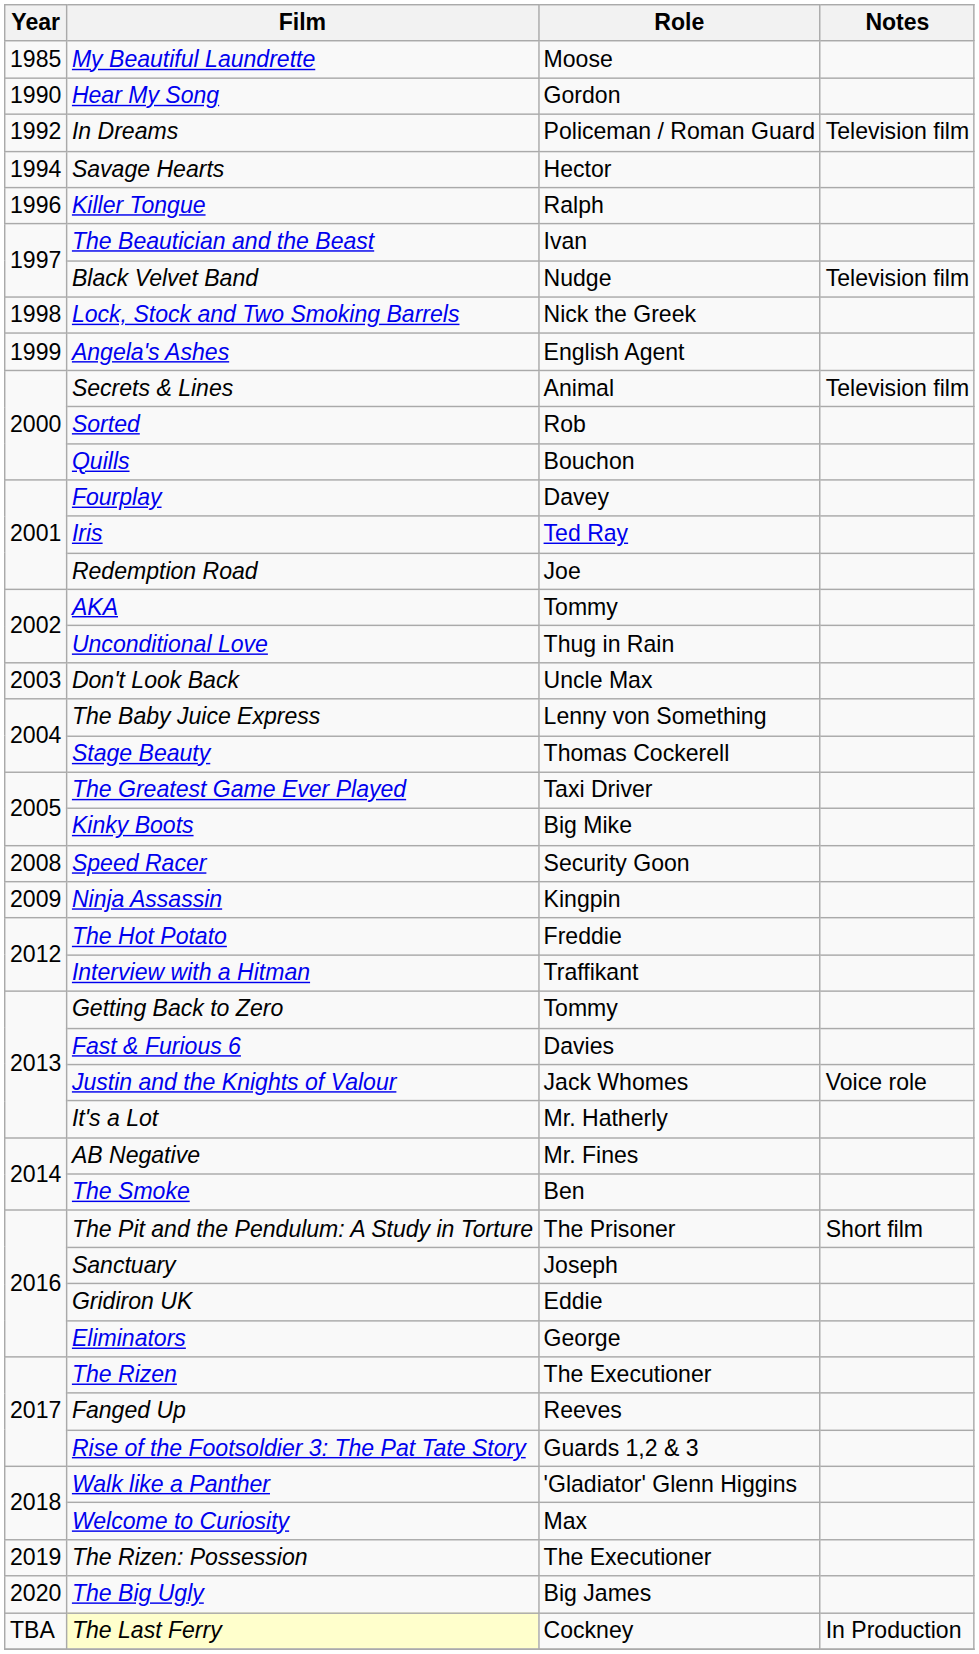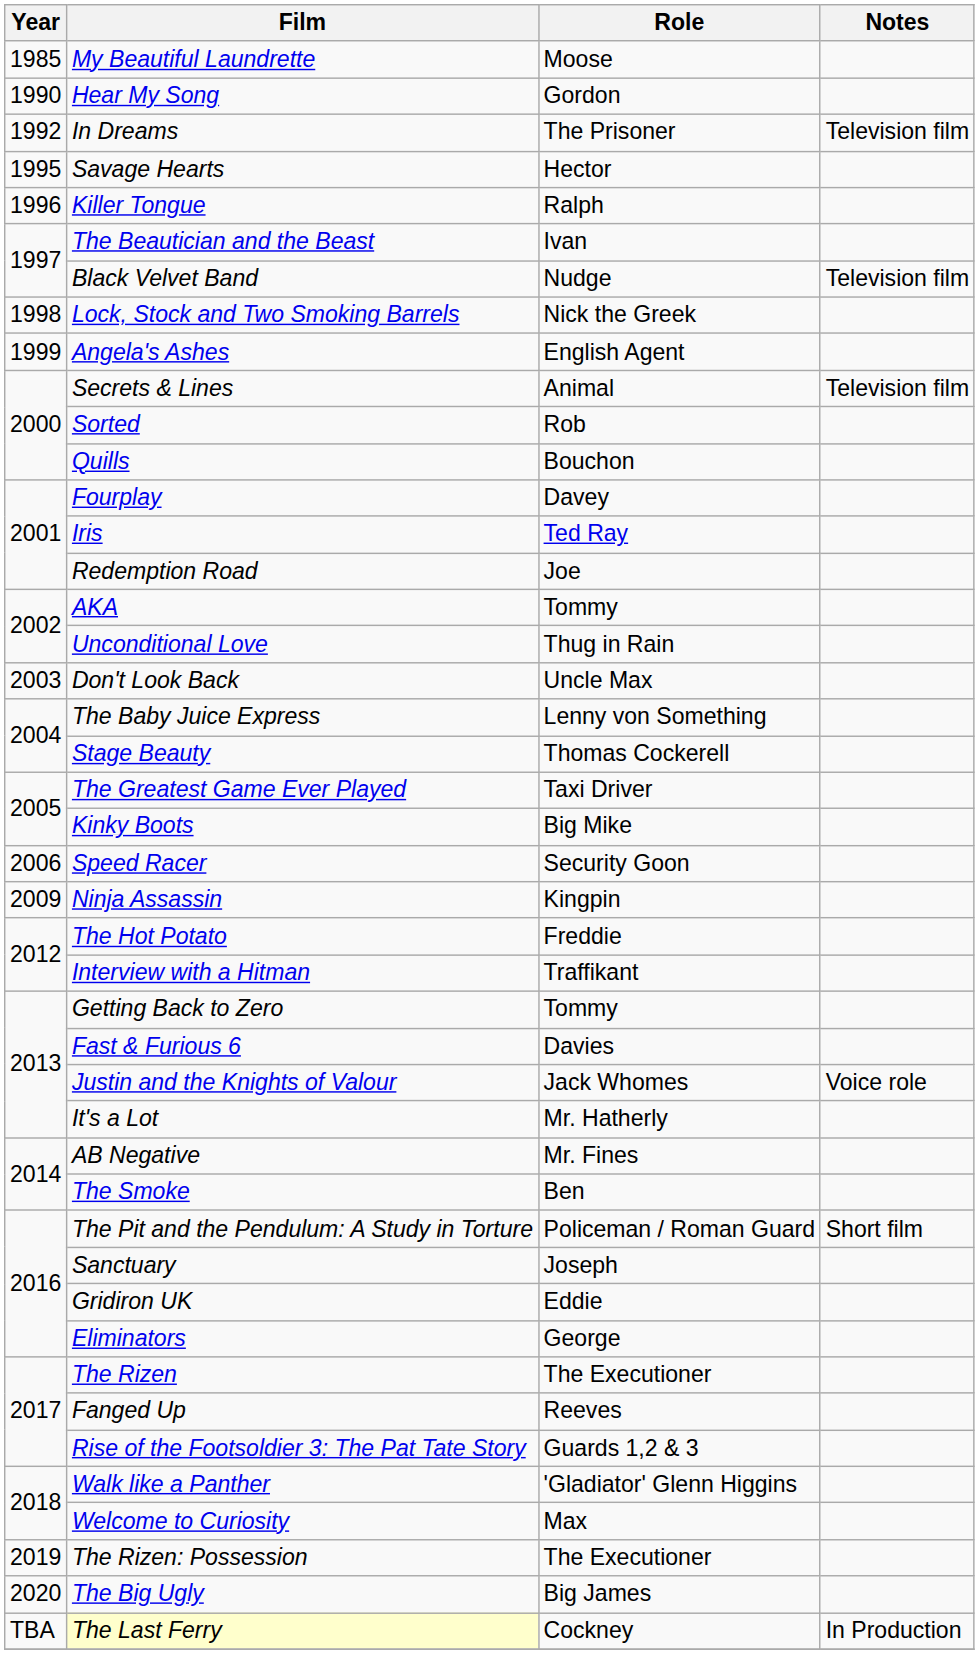(679, 132) Policeman / Roman Guard -> (610, 132) The Prisoner
(36, 168) 1994 -> (36, 168) 1995
(36, 863) 2008 -> (36, 863) 2006
(610, 1228) The Prisoner -> (679, 1228) Policeman / Roman Guard
